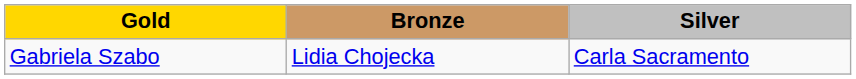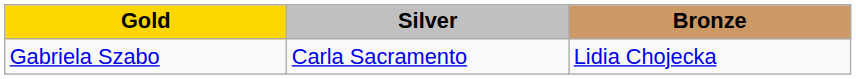columns swapped: (710, 21) <-> (428, 21)
